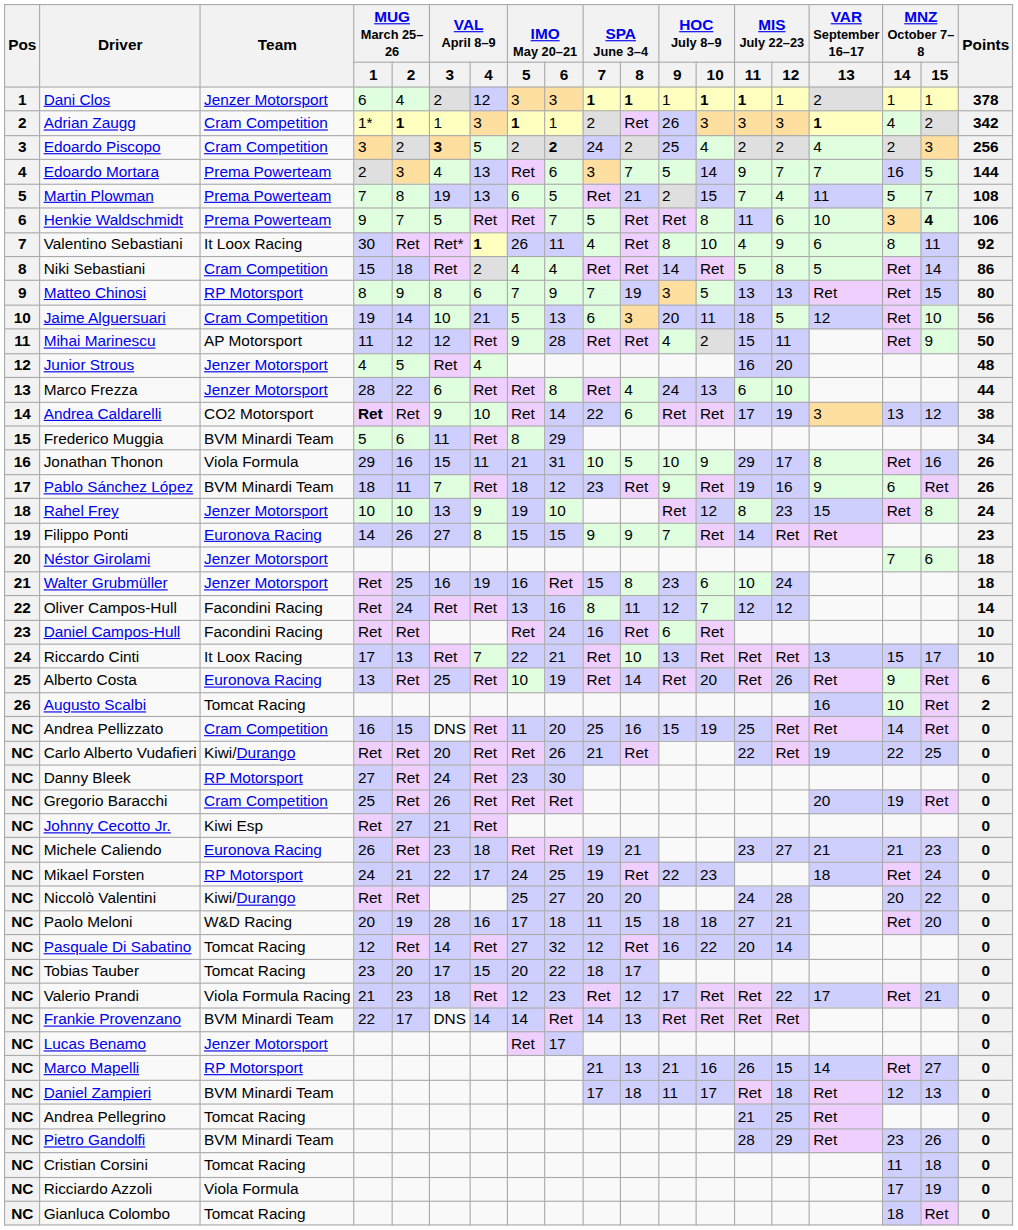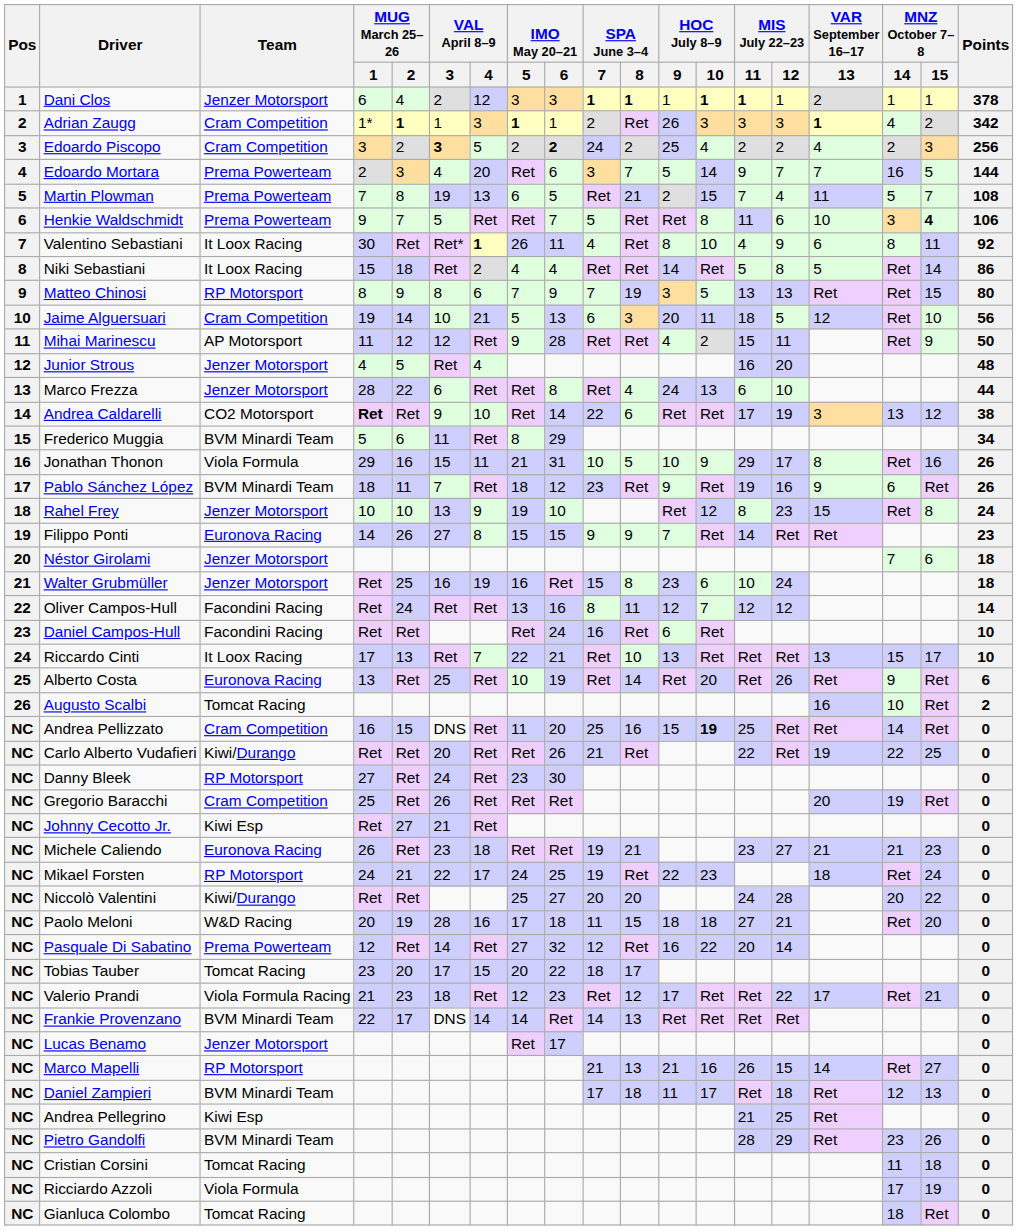(482, 171) 13 -> (482, 171) 20
(266, 268) Cram Competition -> (253, 268) It Loox Racing
(708, 728) normal -> (708, 728) bold
(255, 946) Tomcat Racing -> (268, 946) Prema Powerteam
(255, 1116) Tomcat Racing -> (234, 1116) Kiwi Esp
